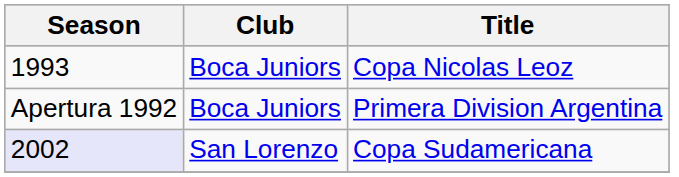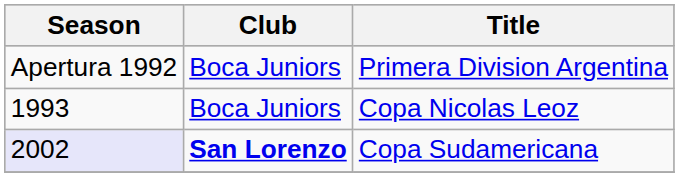rows swapped: (508, 108) <-> (463, 66)
(264, 150) normal -> (268, 150) bold
